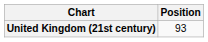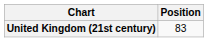(181, 28) 93 -> (181, 28) 83
